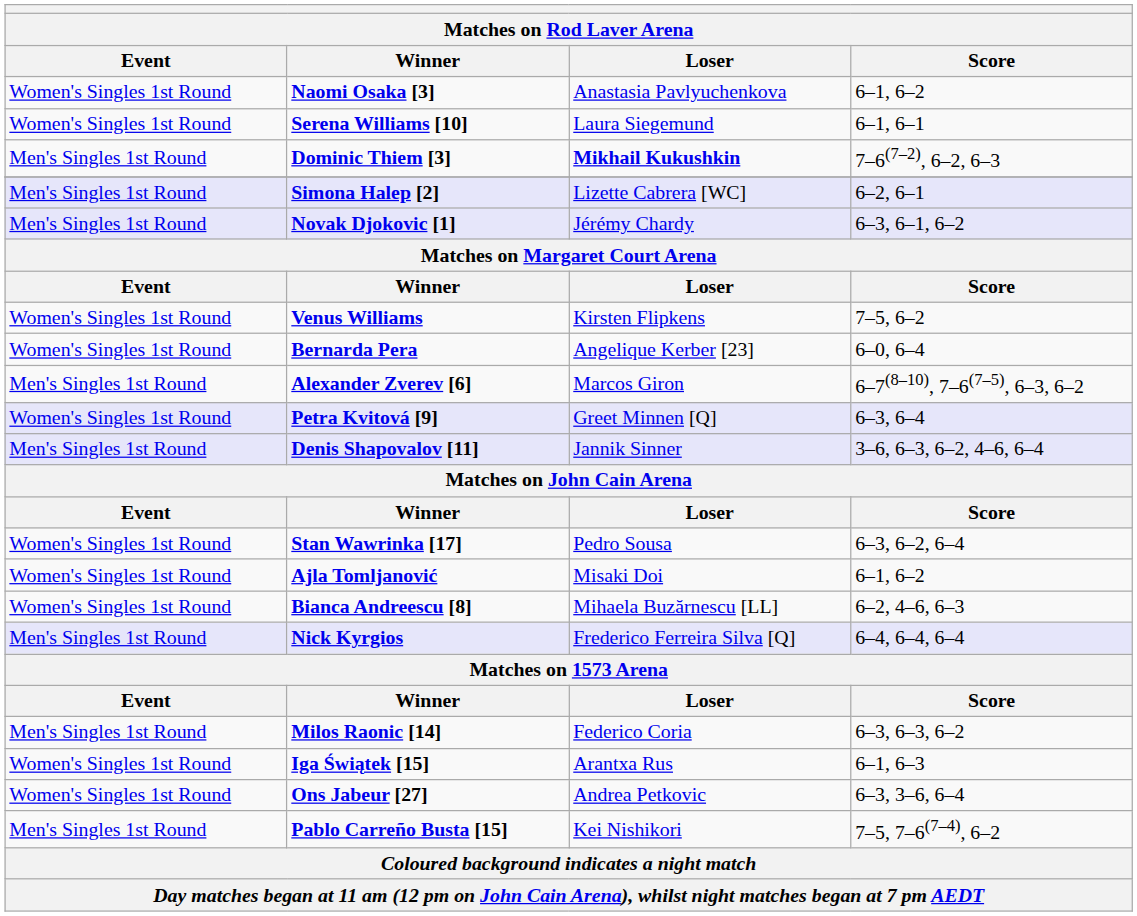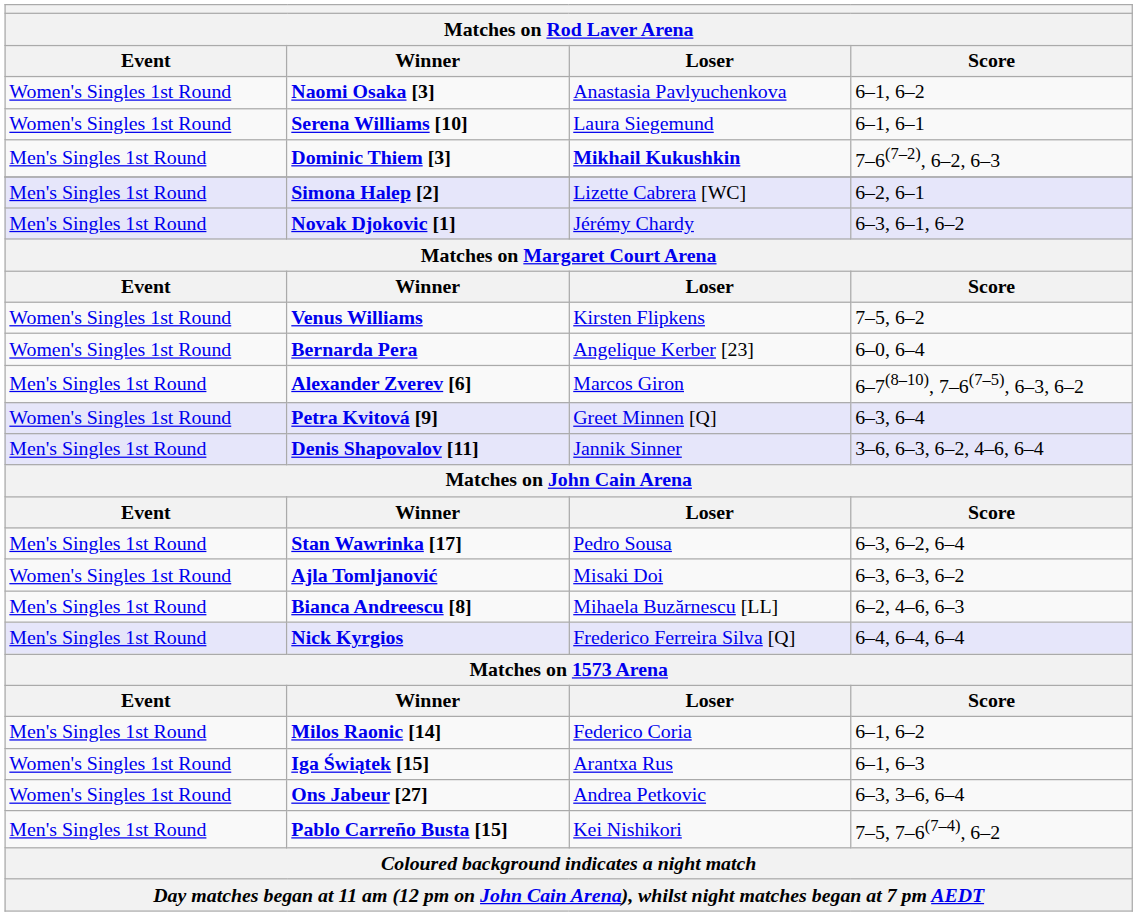(120, 543) Women's Singles 1st Round -> (108, 543) Men's Singles 1st Round
(890, 575) 6–1, 6–2 -> (910, 575) 6–3, 6–3, 6–2
(120, 606) Women's Singles 1st Round -> (108, 606) Men's Singles 1st Round
(910, 732) 6–3, 6–3, 6–2 -> (890, 732) 6–1, 6–2
